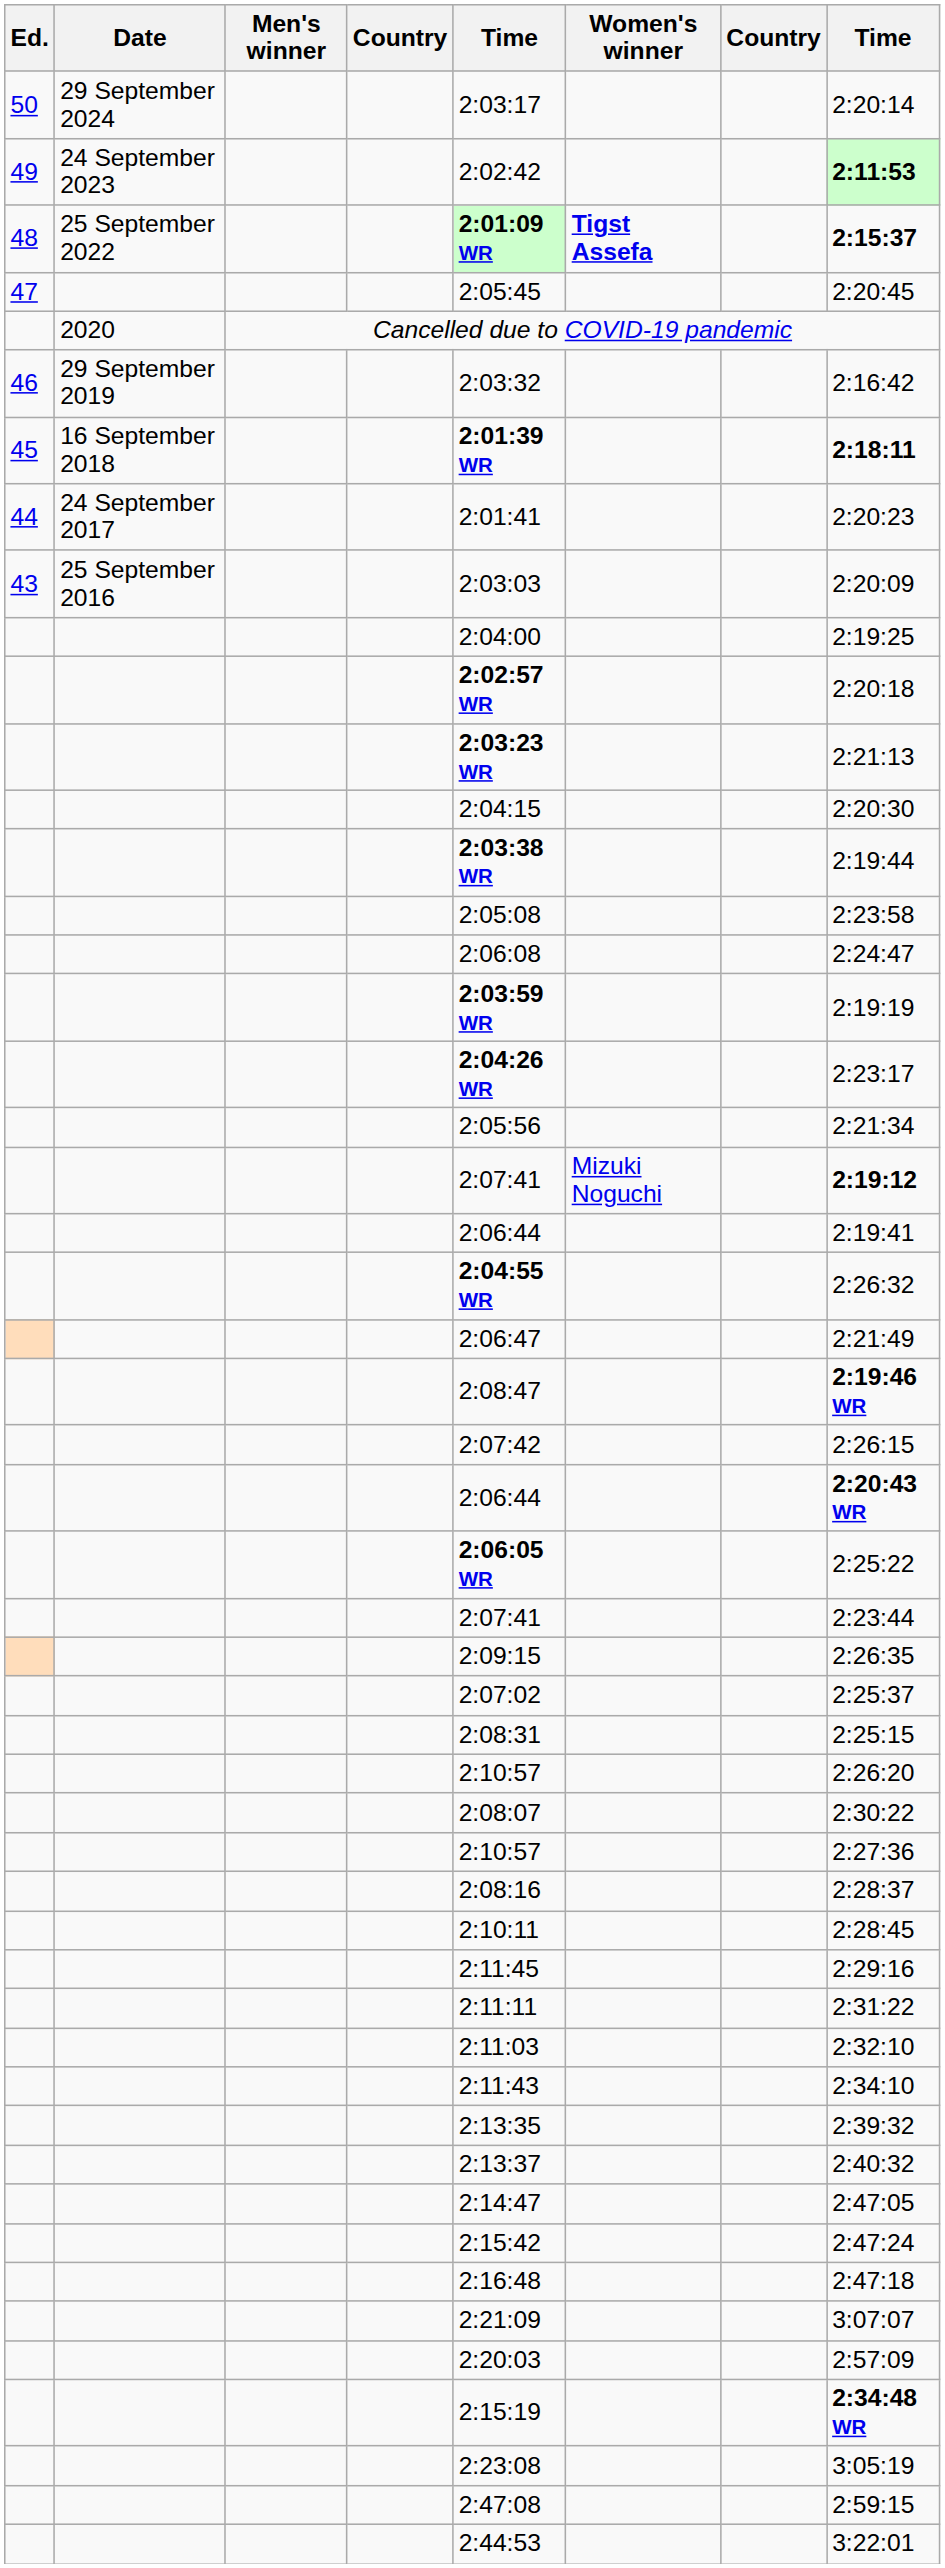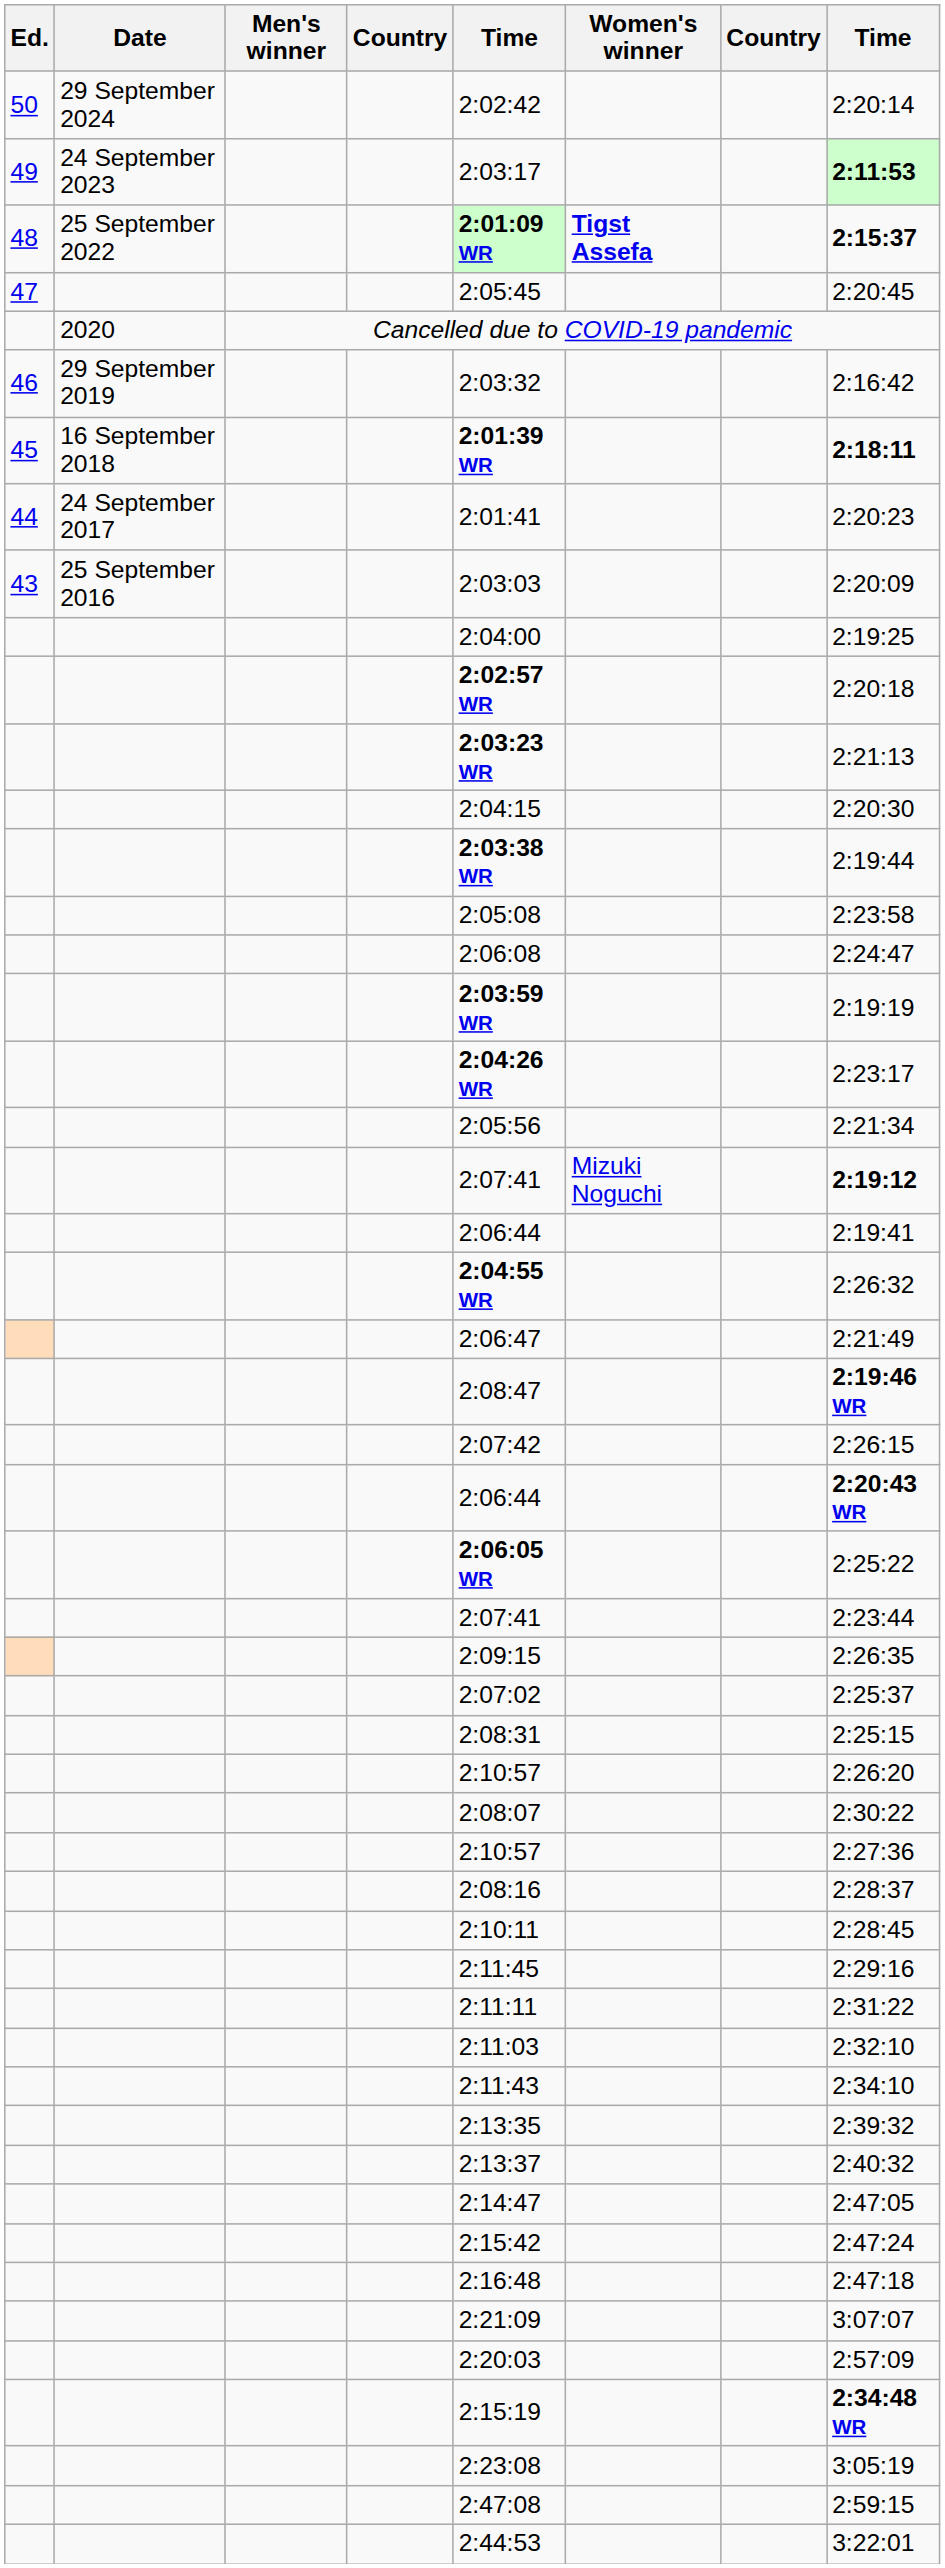(500, 104) 2:03:17 -> (500, 104) 2:02:42
(500, 171) 2:02:42 -> (500, 171) 2:03:17
